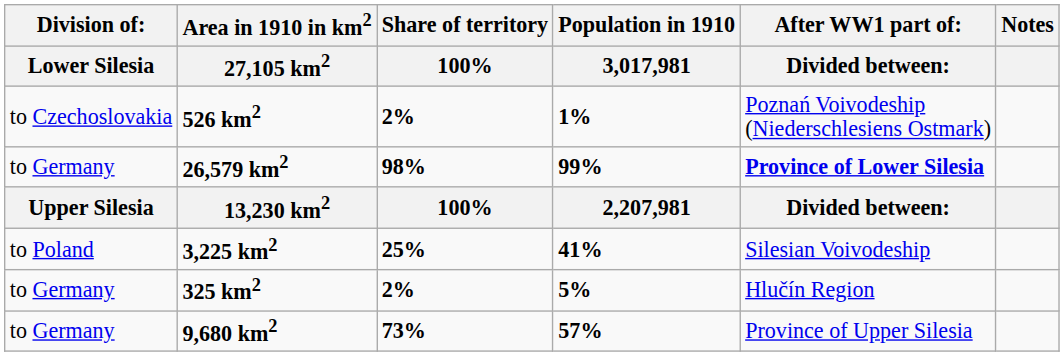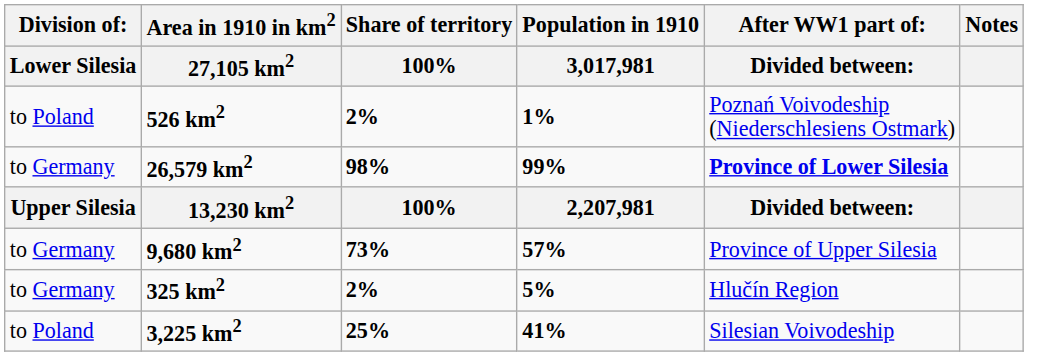(91, 116) to Czechoslovakia -> (52, 116) to Poland
rows swapped: (230, 248) <-> (230, 330)
